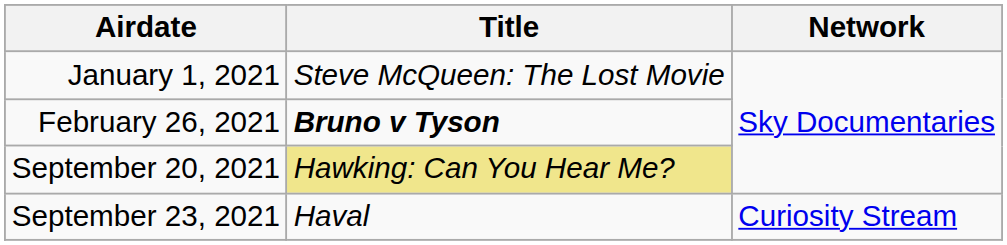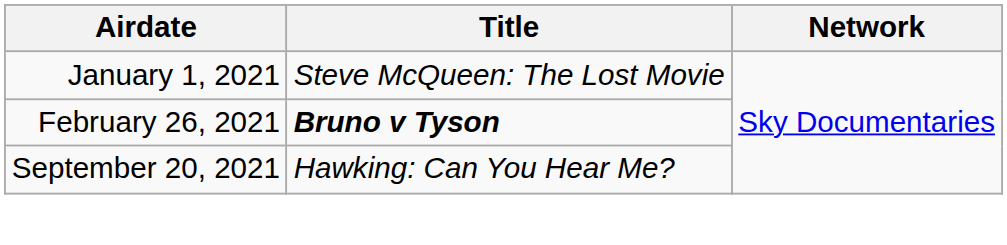(484, 168) khaki background -> (484, 168) no background
- row: (146, 215)
